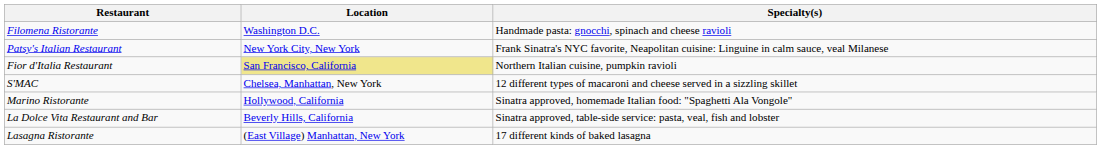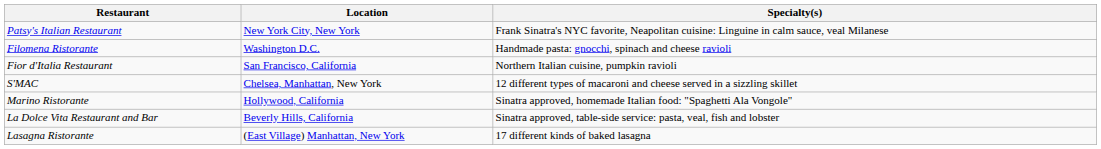rows swapped: (64, 48) <-> (52, 30)
(300, 65) khaki background -> (300, 65) no background
